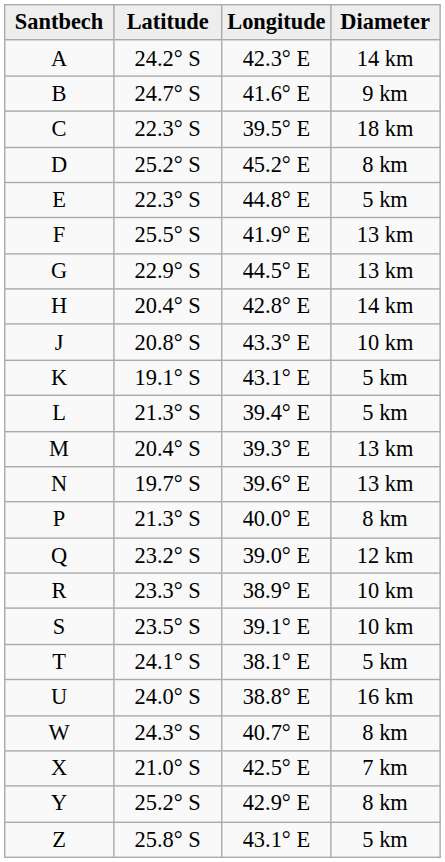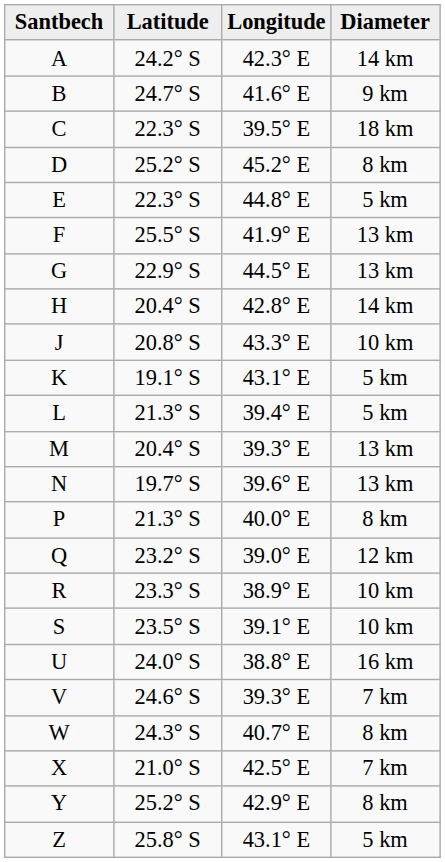- row: (59, 661)
+ row: (59, 697)
